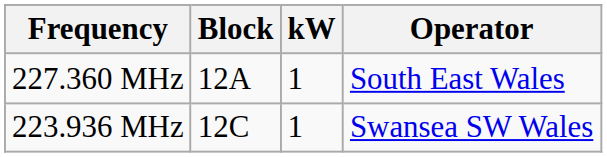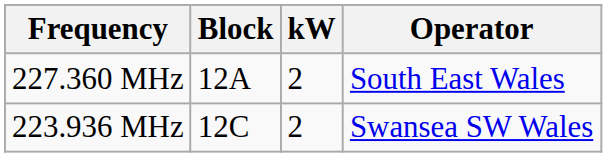(295, 77) 1 -> (295, 77) 2
(295, 126) 1 -> (295, 126) 2
